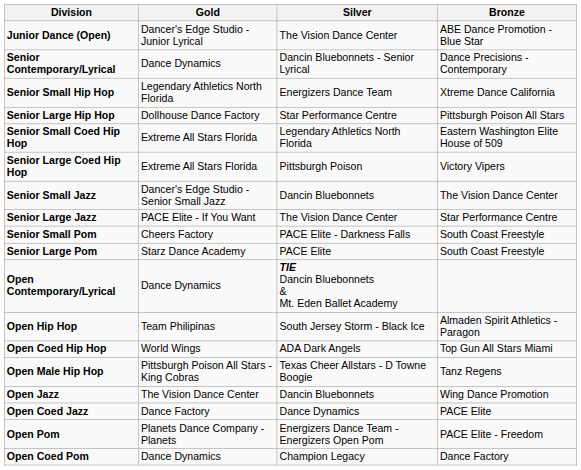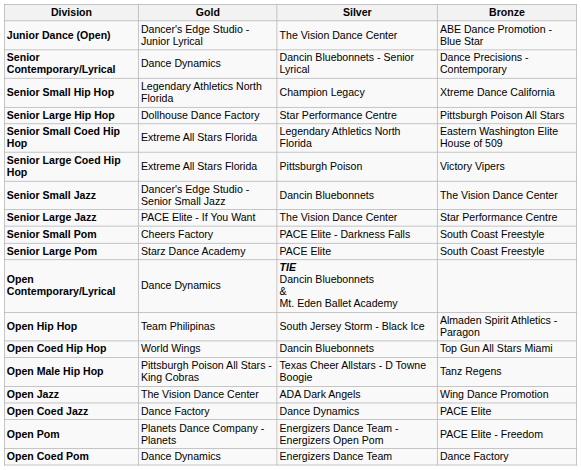(336, 92) Energizers Dance Team -> (322, 92) Champion Legacy
(320, 349) ADA Dark Angels -> (327, 349) Dancin Bluebonnets
(327, 394) Dancin Bluebonnets -> (320, 394) ADA Dark Angels
(322, 456) Champion Legacy -> (336, 456) Energizers Dance Team
